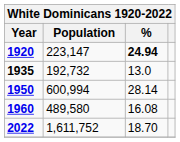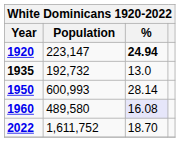(68, 90) 600,994 -> (68, 90) 600,993
(143, 109) no background -> (143, 109) lavender background
